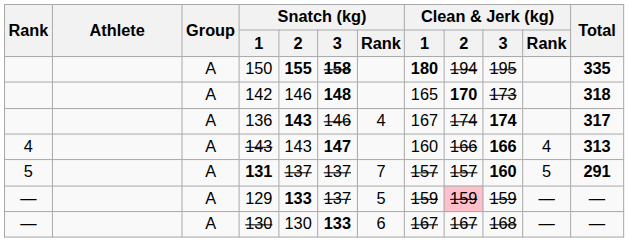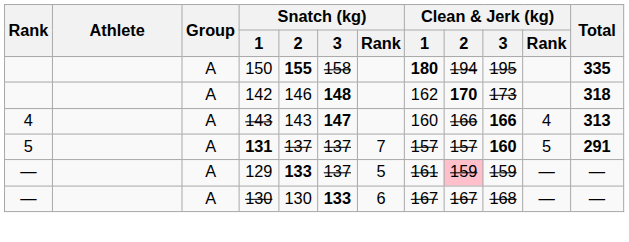(337, 69) bold -> (337, 69) normal
(424, 95) 165 -> (424, 95) 162
- row: (259, 120)
(424, 198) 159 -> (424, 172) 161
